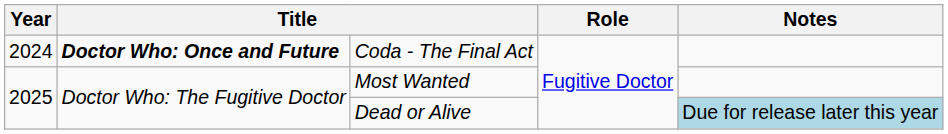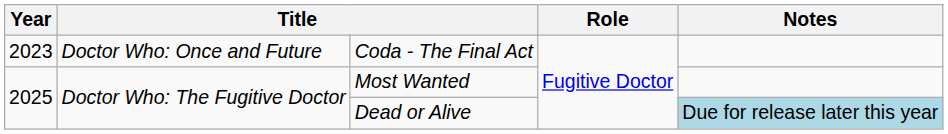(31, 50) 2024 -> (31, 50) 2023
(200, 50) bold -> (192, 50) normal
